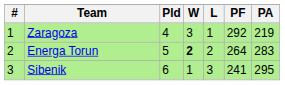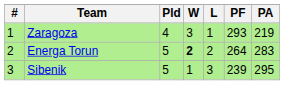(237, 32) 292 -> (237, 32) 293
(166, 70) 6 -> (166, 70) 5
(237, 70) 241 -> (237, 70) 239
